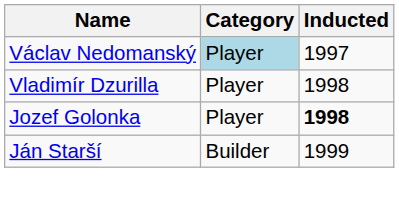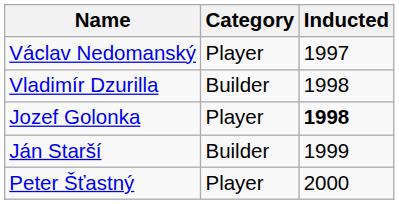(235, 53) lightblue background -> (235, 53) no background
(235, 85) Player -> (237, 85) Builder
+ row: (72, 183)
